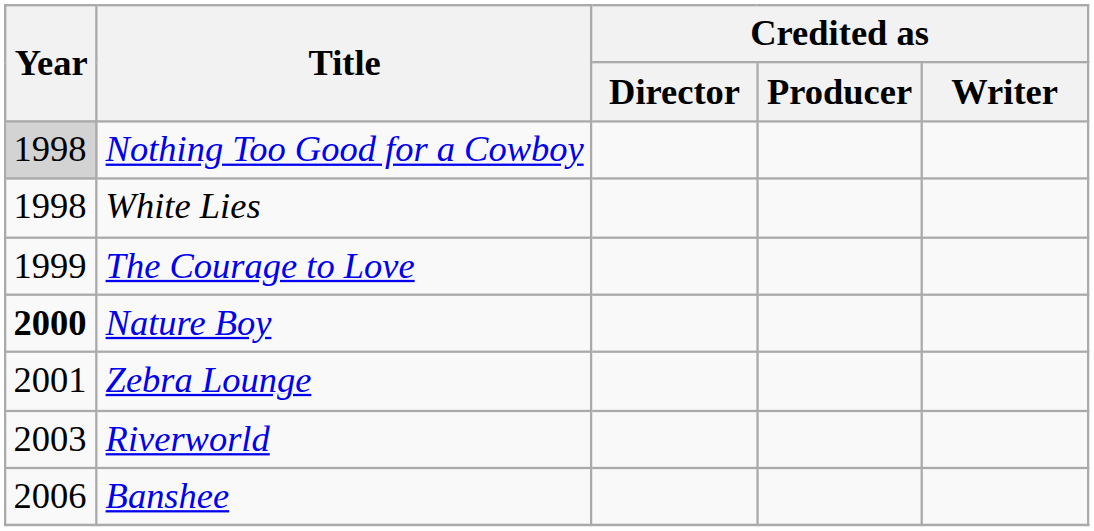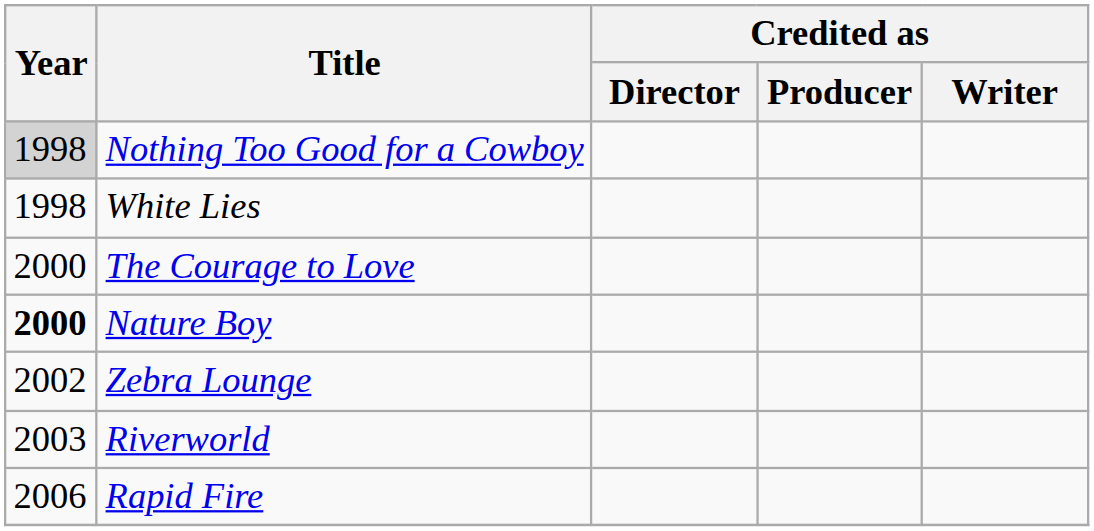(50, 264) 1999 -> (50, 264) 2000
(50, 380) 2001 -> (50, 380) 2002
- row: (167, 496)
+ row: (184, 496)
